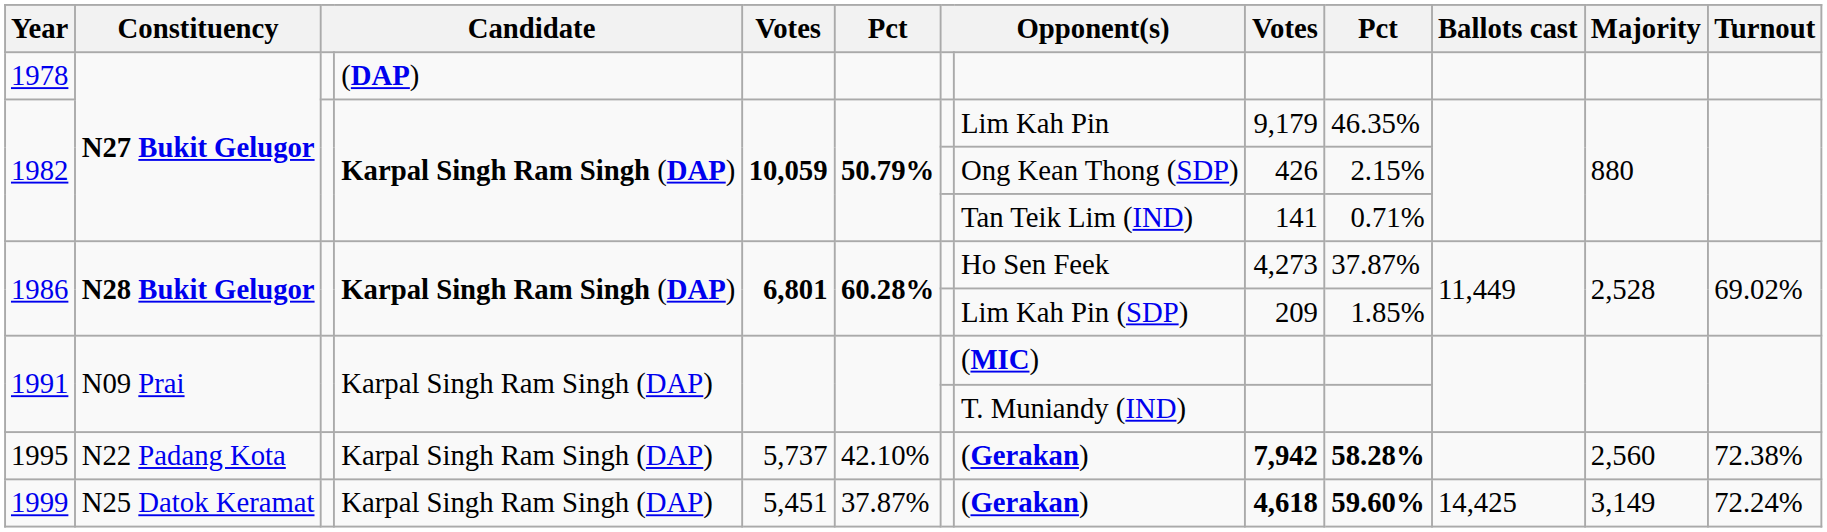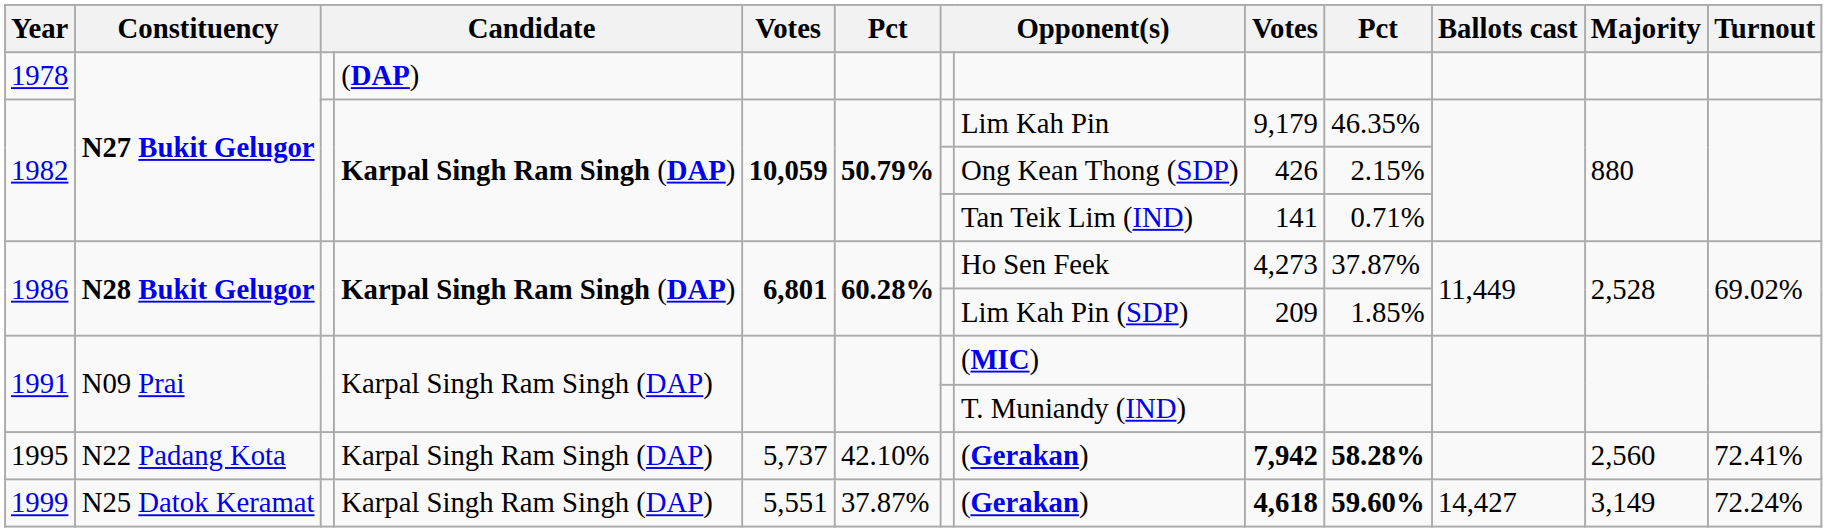(1758, 454) 72.38% -> (1758, 454) 72.41%
(795, 501) 5,451 -> (795, 501) 5,551
(1477, 501) 14,425 -> (1477, 501) 14,427
